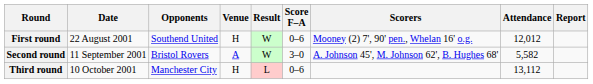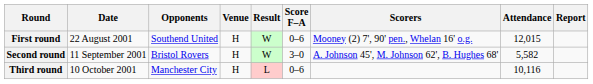(527, 39) 12,012 -> (527, 39) 12,015
(236, 54) A -> (236, 54) H
(527, 70) 13,112 -> (527, 70) 10,116
